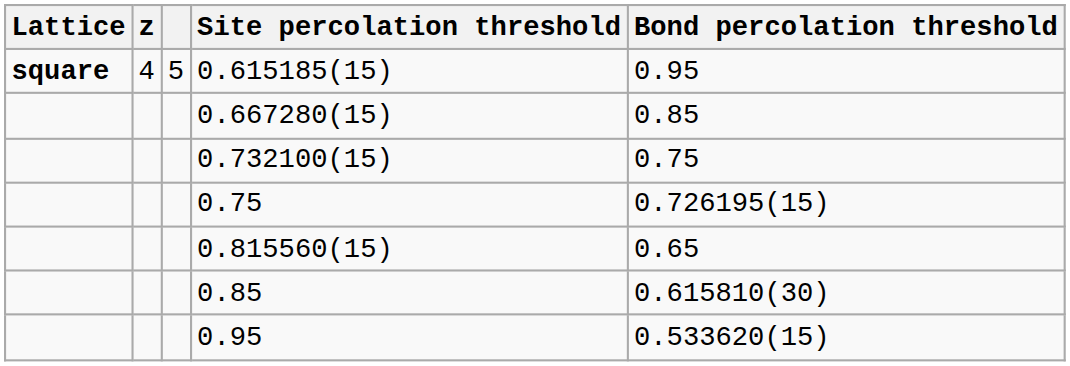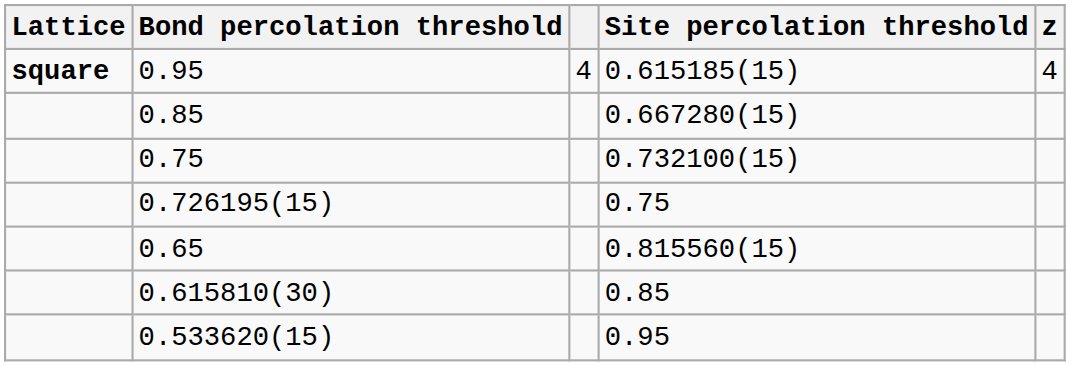columns swapped: (147, 27) <-> (846, 27)
(176, 71) 5 -> (584, 71) 4
